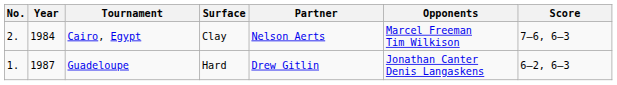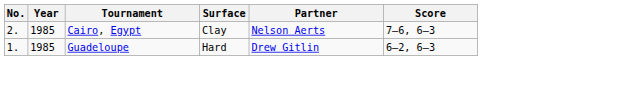- column: (451, 13)
(42, 36) 1984 -> (42, 30) 1985
(42, 65) 1987 -> (42, 47) 1985
